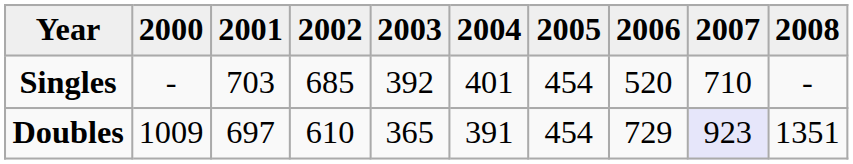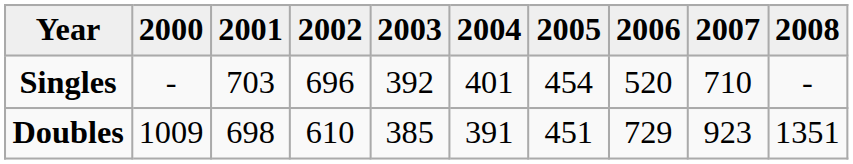(330, 81) 685 -> (330, 81) 696
(251, 132) 697 -> (251, 132) 698
(410, 132) 365 -> (410, 132) 385
(569, 132) 454 -> (569, 132) 451
(728, 132) lavender background -> (728, 132) no background
